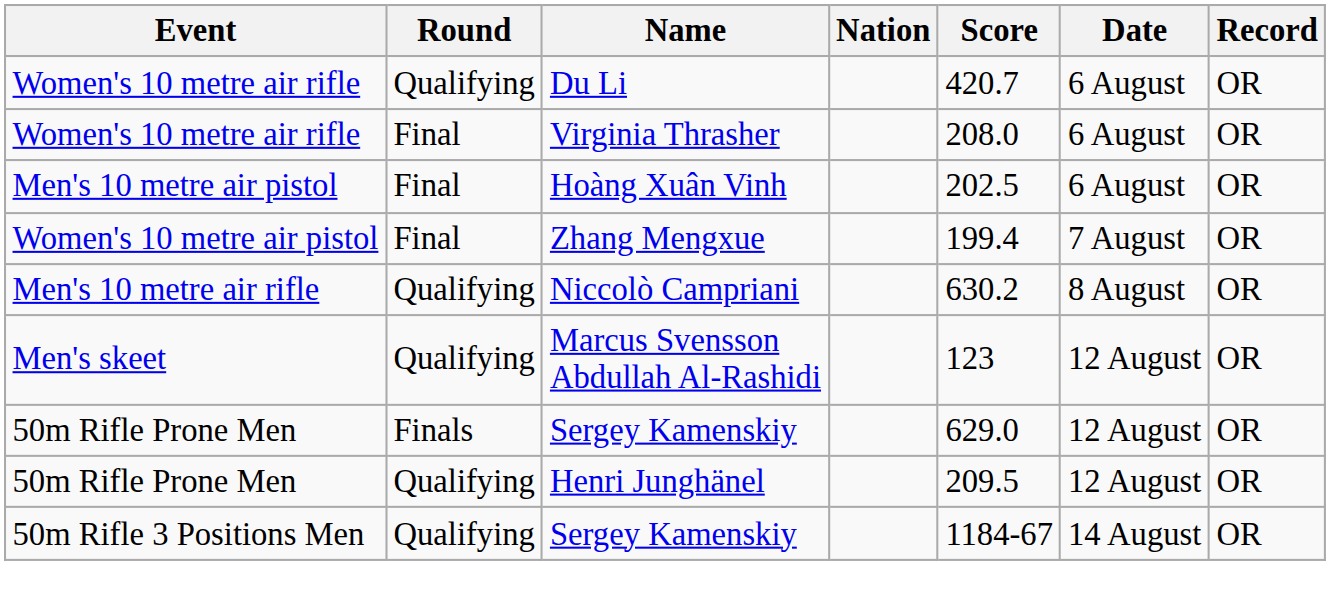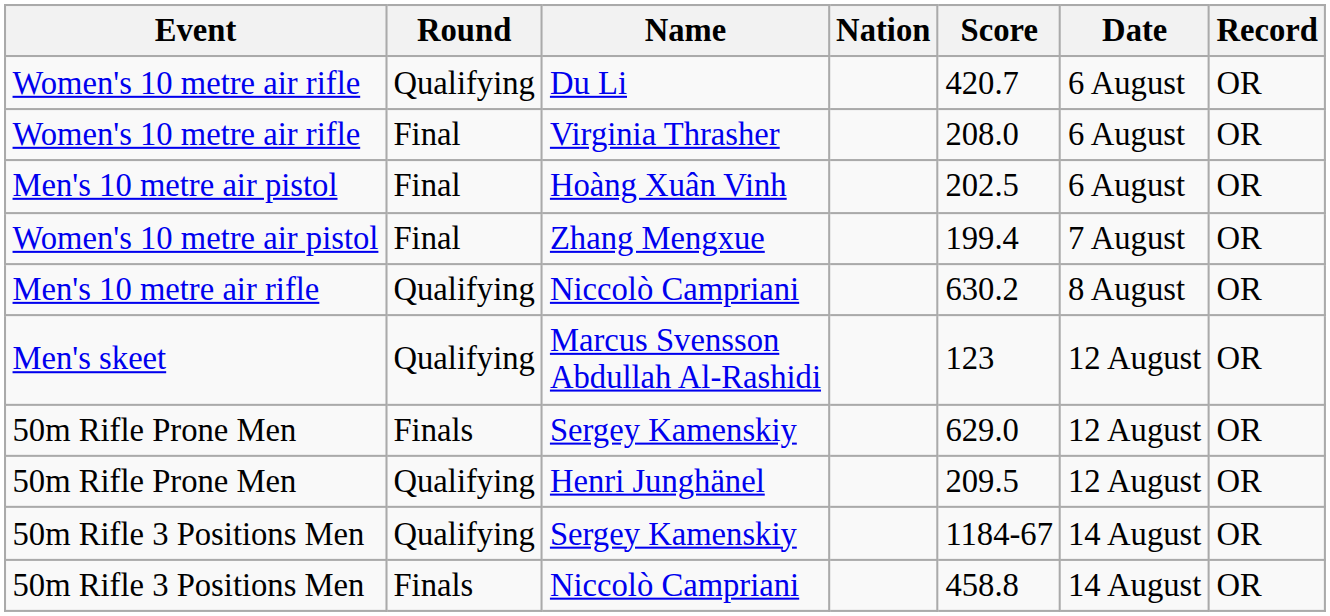+ row: (188, 584)
